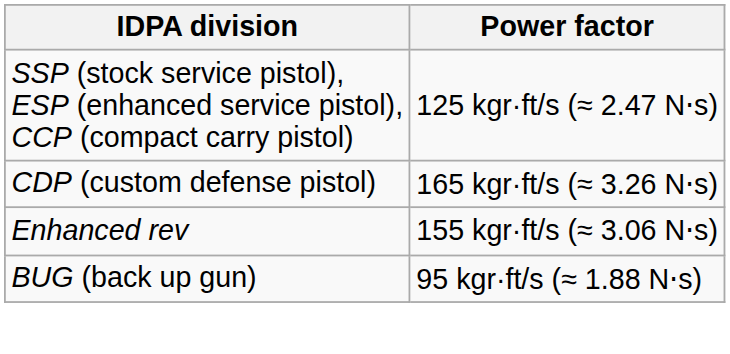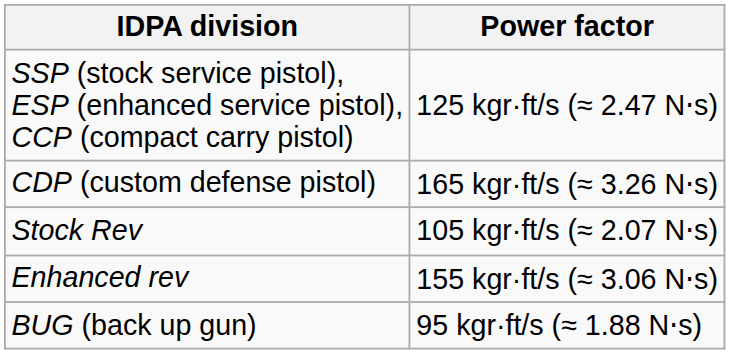+ row: (77, 230)
